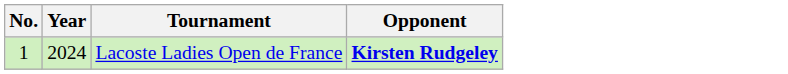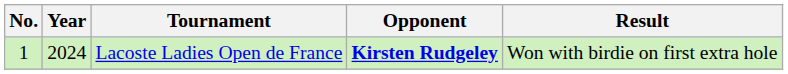+ column: (642, 20)
